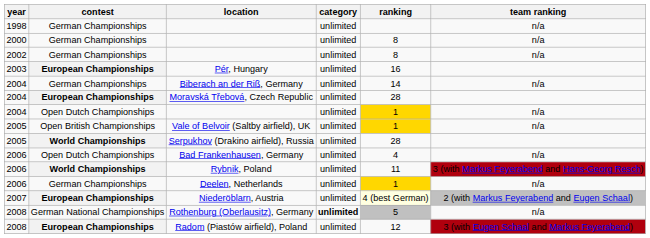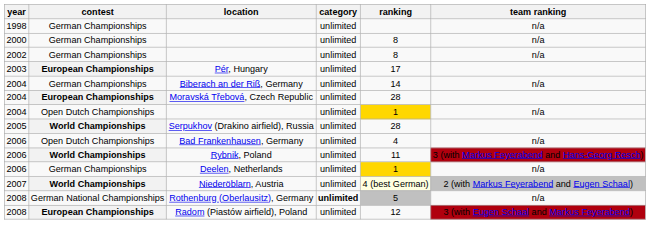(396, 69) 16 -> (396, 69) 17
- row: (17, 127)
(98, 198) European Championships -> (98, 184) World Championships
